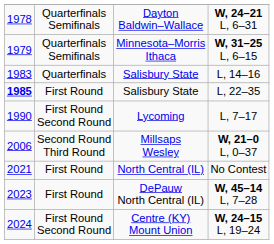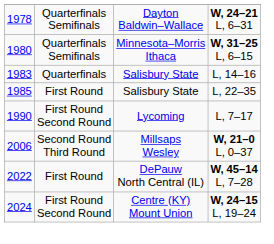(19, 50) 1979 -> (19, 50) 1980
(19, 91) bold -> (19, 91) normal
- row: (238, 170)
(19, 194) 2023 -> (19, 176) 2022
